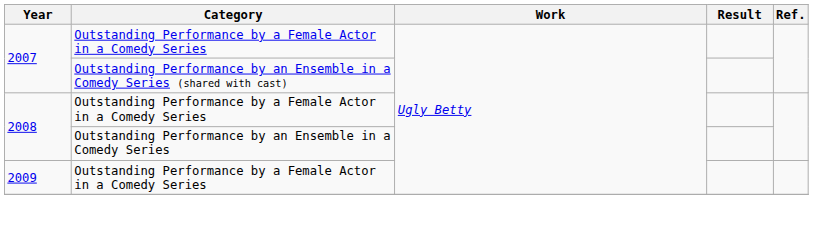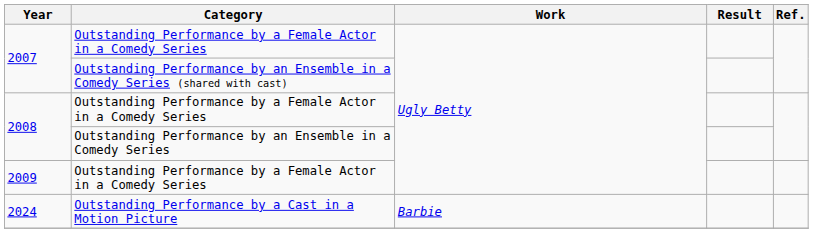+ row: (22, 211)
